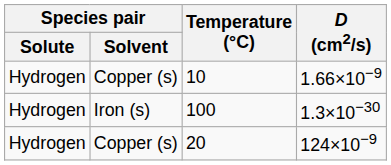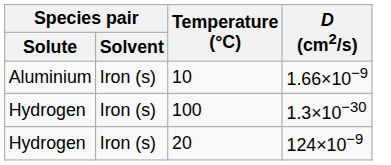(47, 77) Hydrogen -> (50, 77) Aluminium
(136, 77) Copper (s) -> (128, 77) Iron (s)
(136, 143) Copper (s) -> (128, 143) Iron (s)
